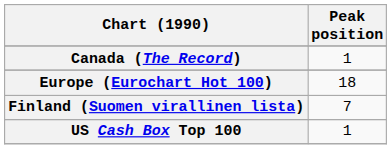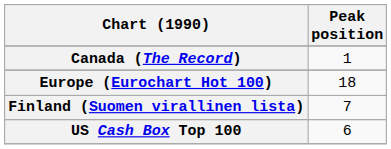(347, 131) 1 -> (347, 131) 6
